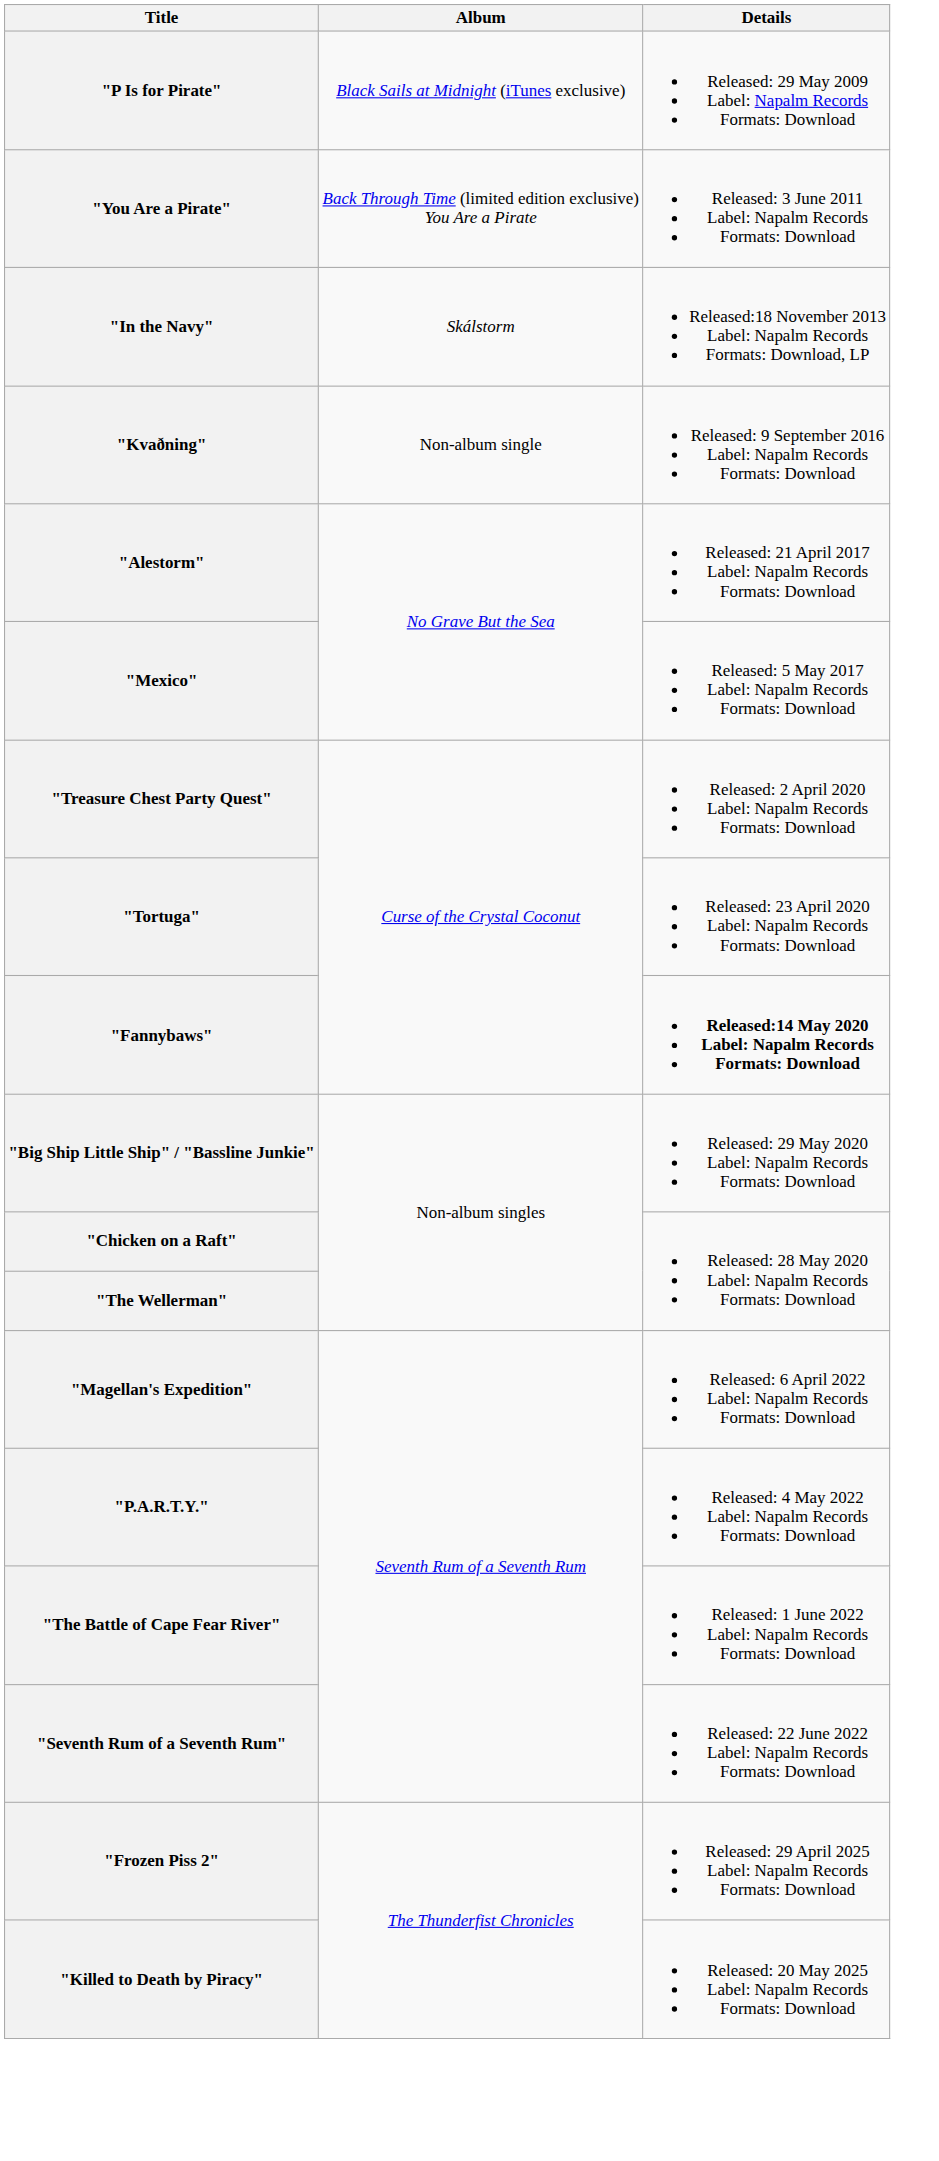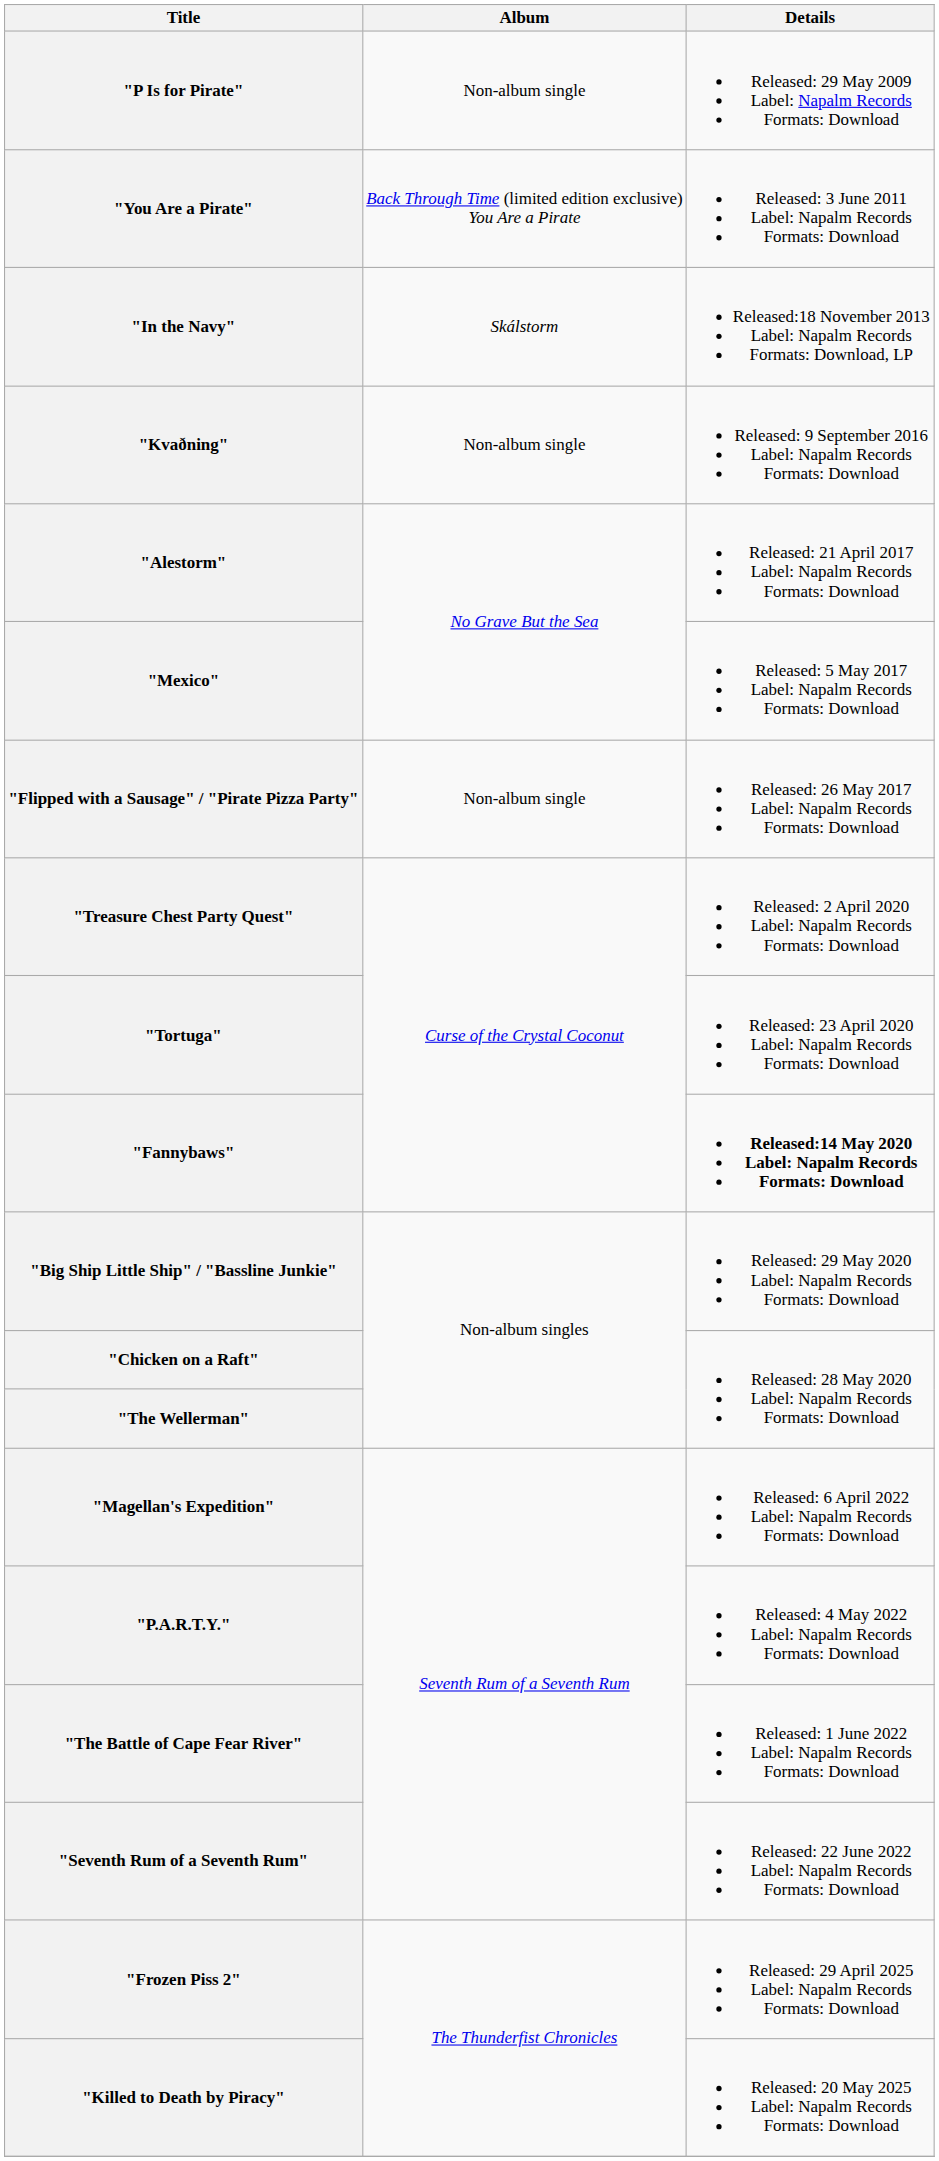(481, 90) Black Sails at Midnight (iTunes exclusive) -> (524, 90) Non-album single
+ row: (183, 798)
